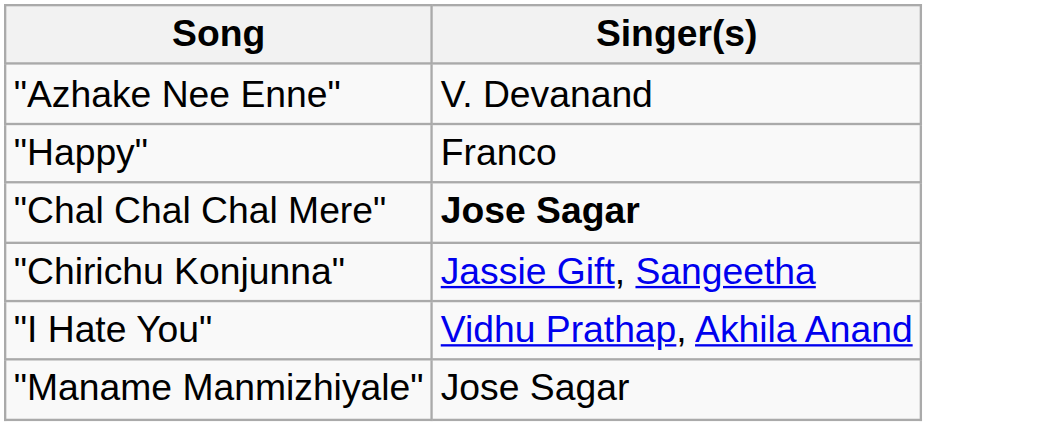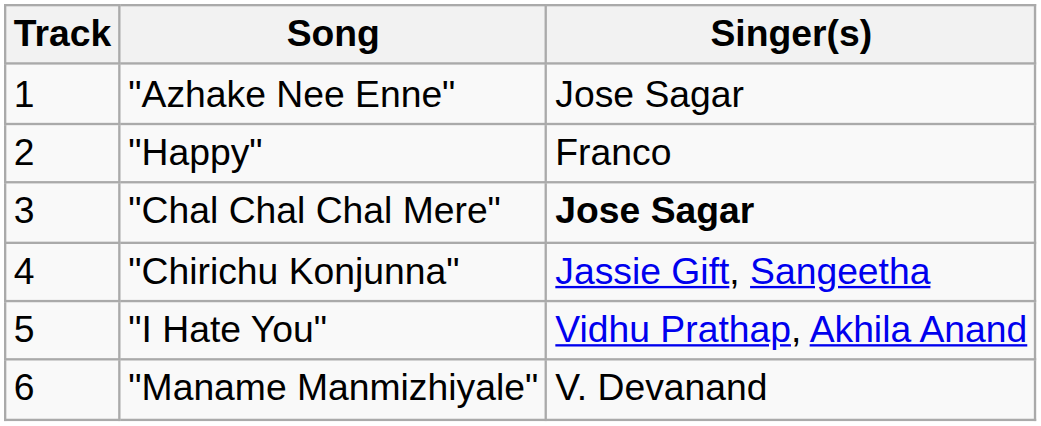+ column: (62, 34)
(547, 93) V. Devanand -> (650, 93) Jose Sagar
(535, 388) Jose Sagar -> (661, 388) V. Devanand
